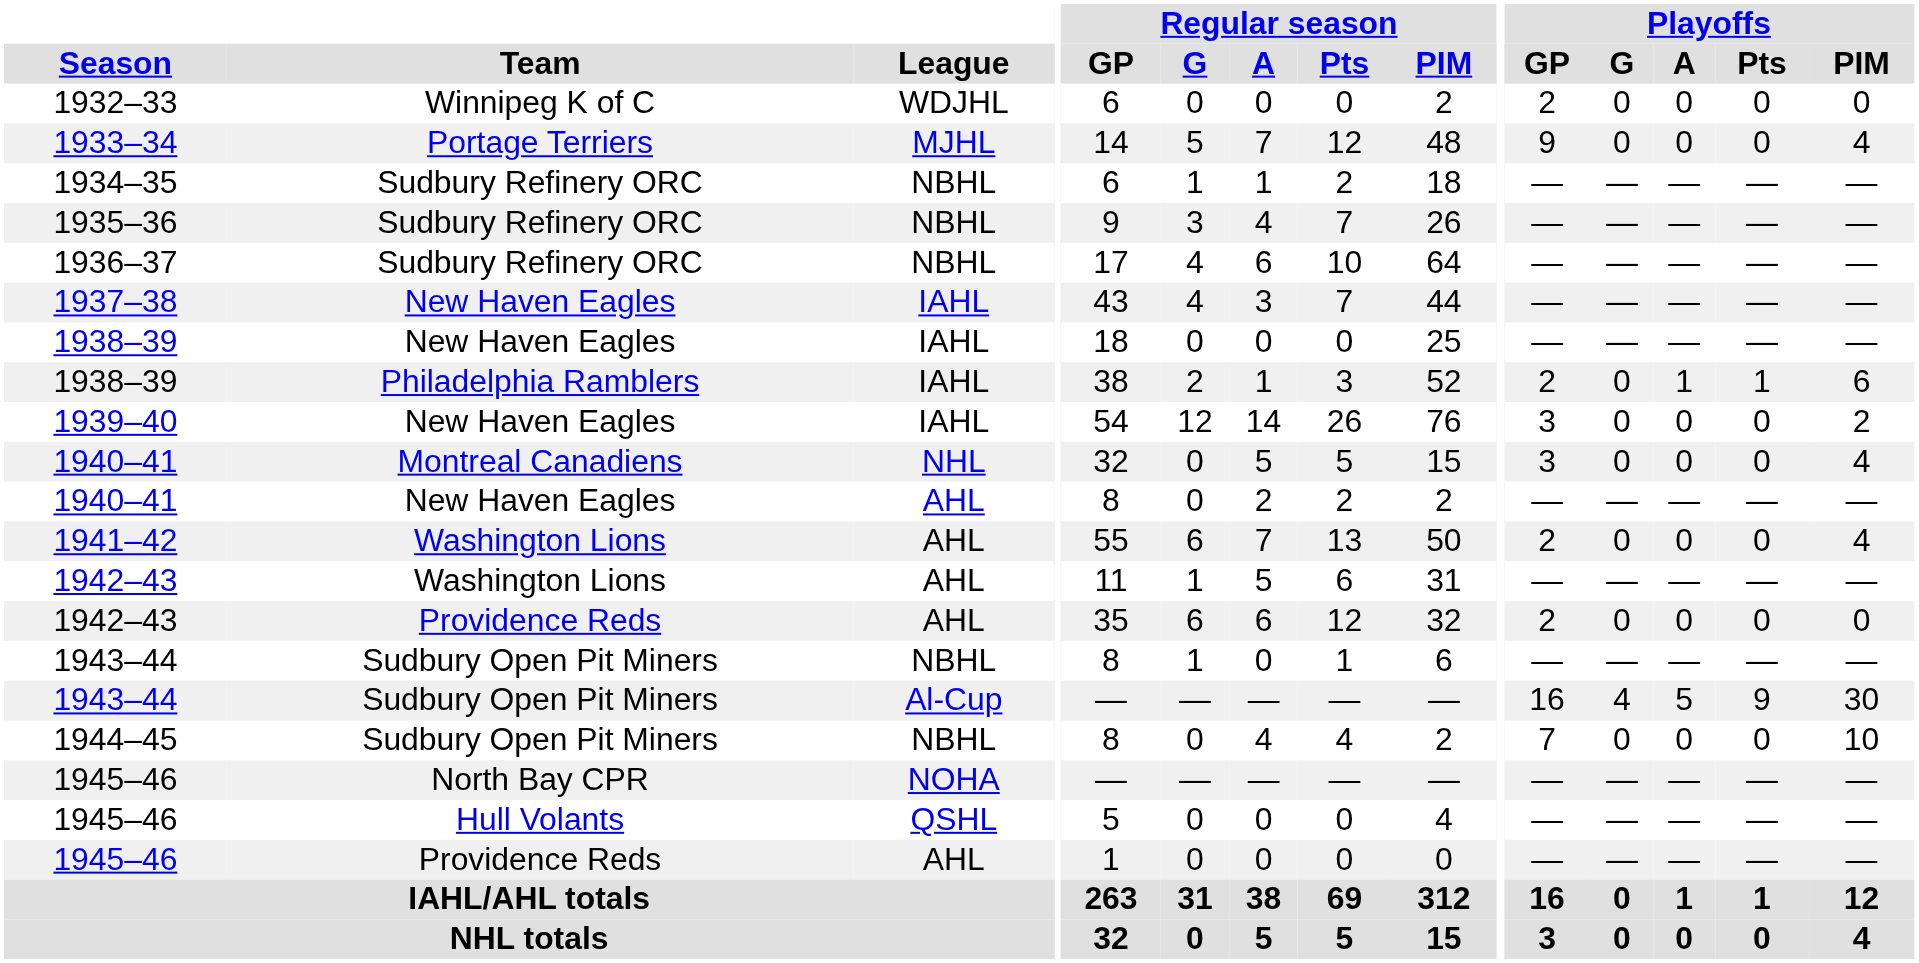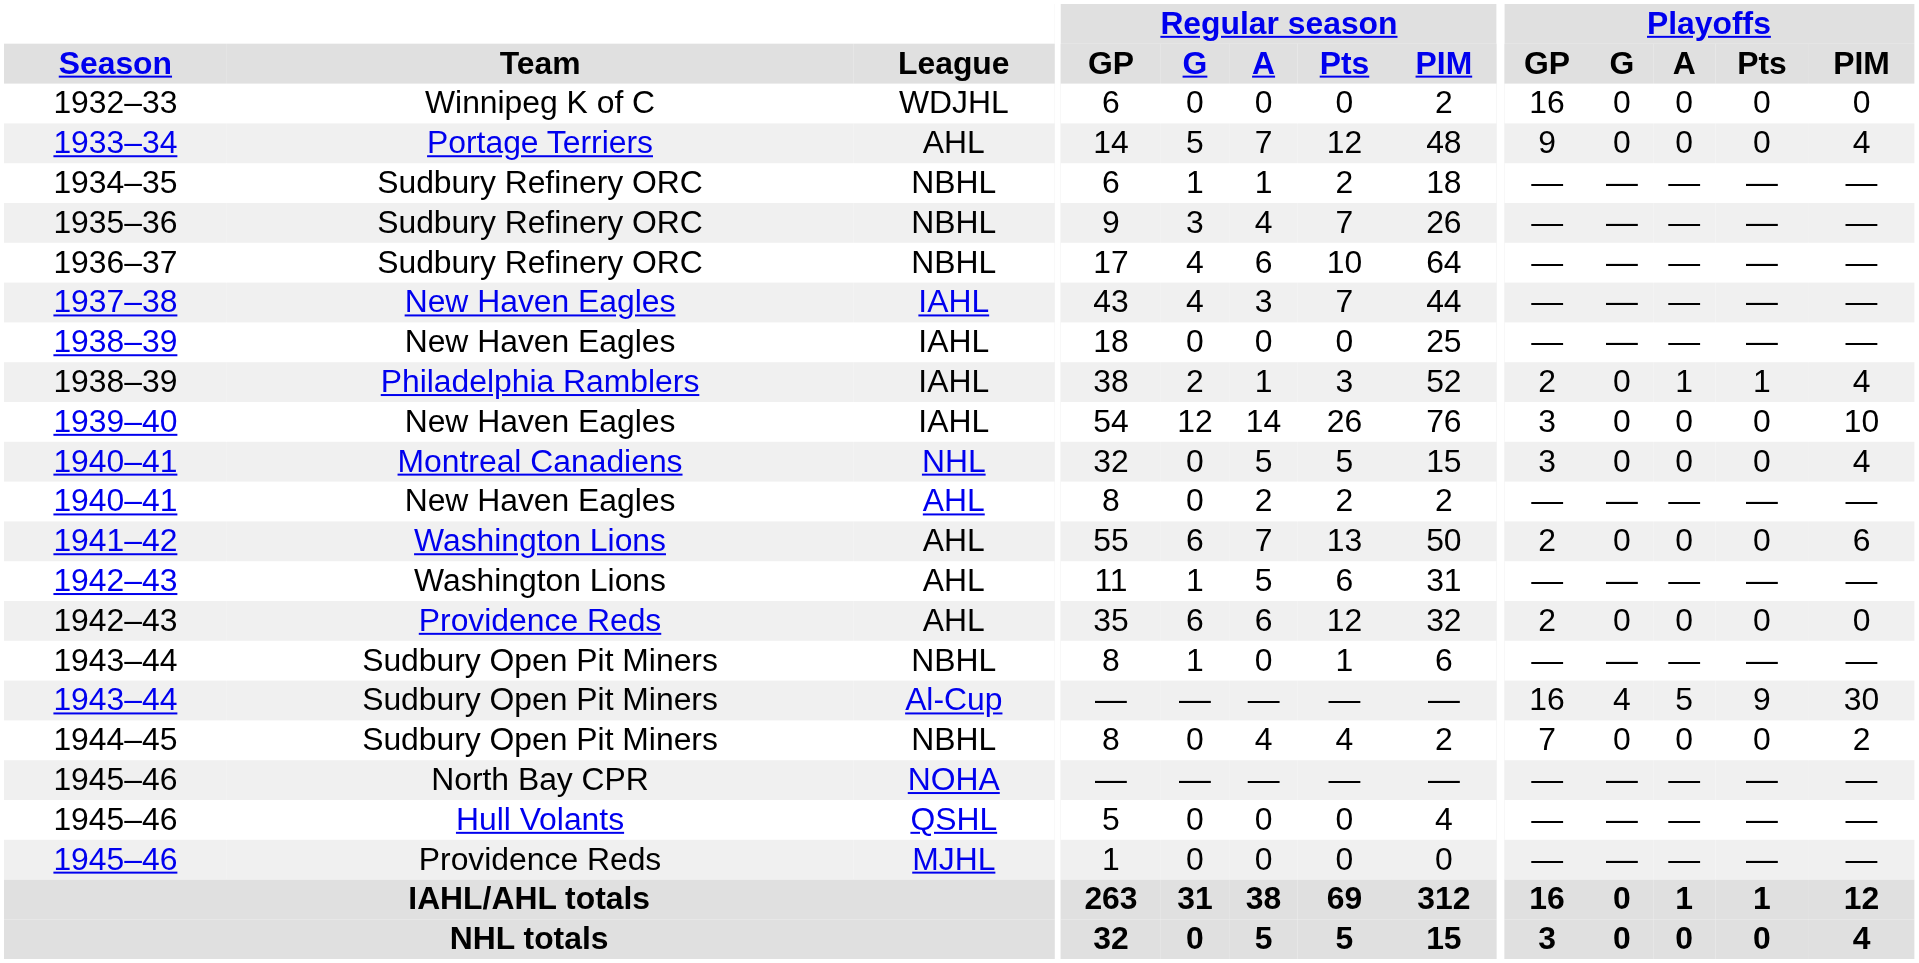(1547, 103) 2 -> (1547, 103) 16
(954, 142) MJHL -> (954, 142) AHL
(1862, 381) 6 -> (1862, 381) 4
(1862, 421) 2 -> (1861, 421) 10
(1862, 540) 4 -> (1862, 540) 6
(1861, 739) 10 -> (1862, 739) 2
(954, 859) AHL -> (954, 859) MJHL
